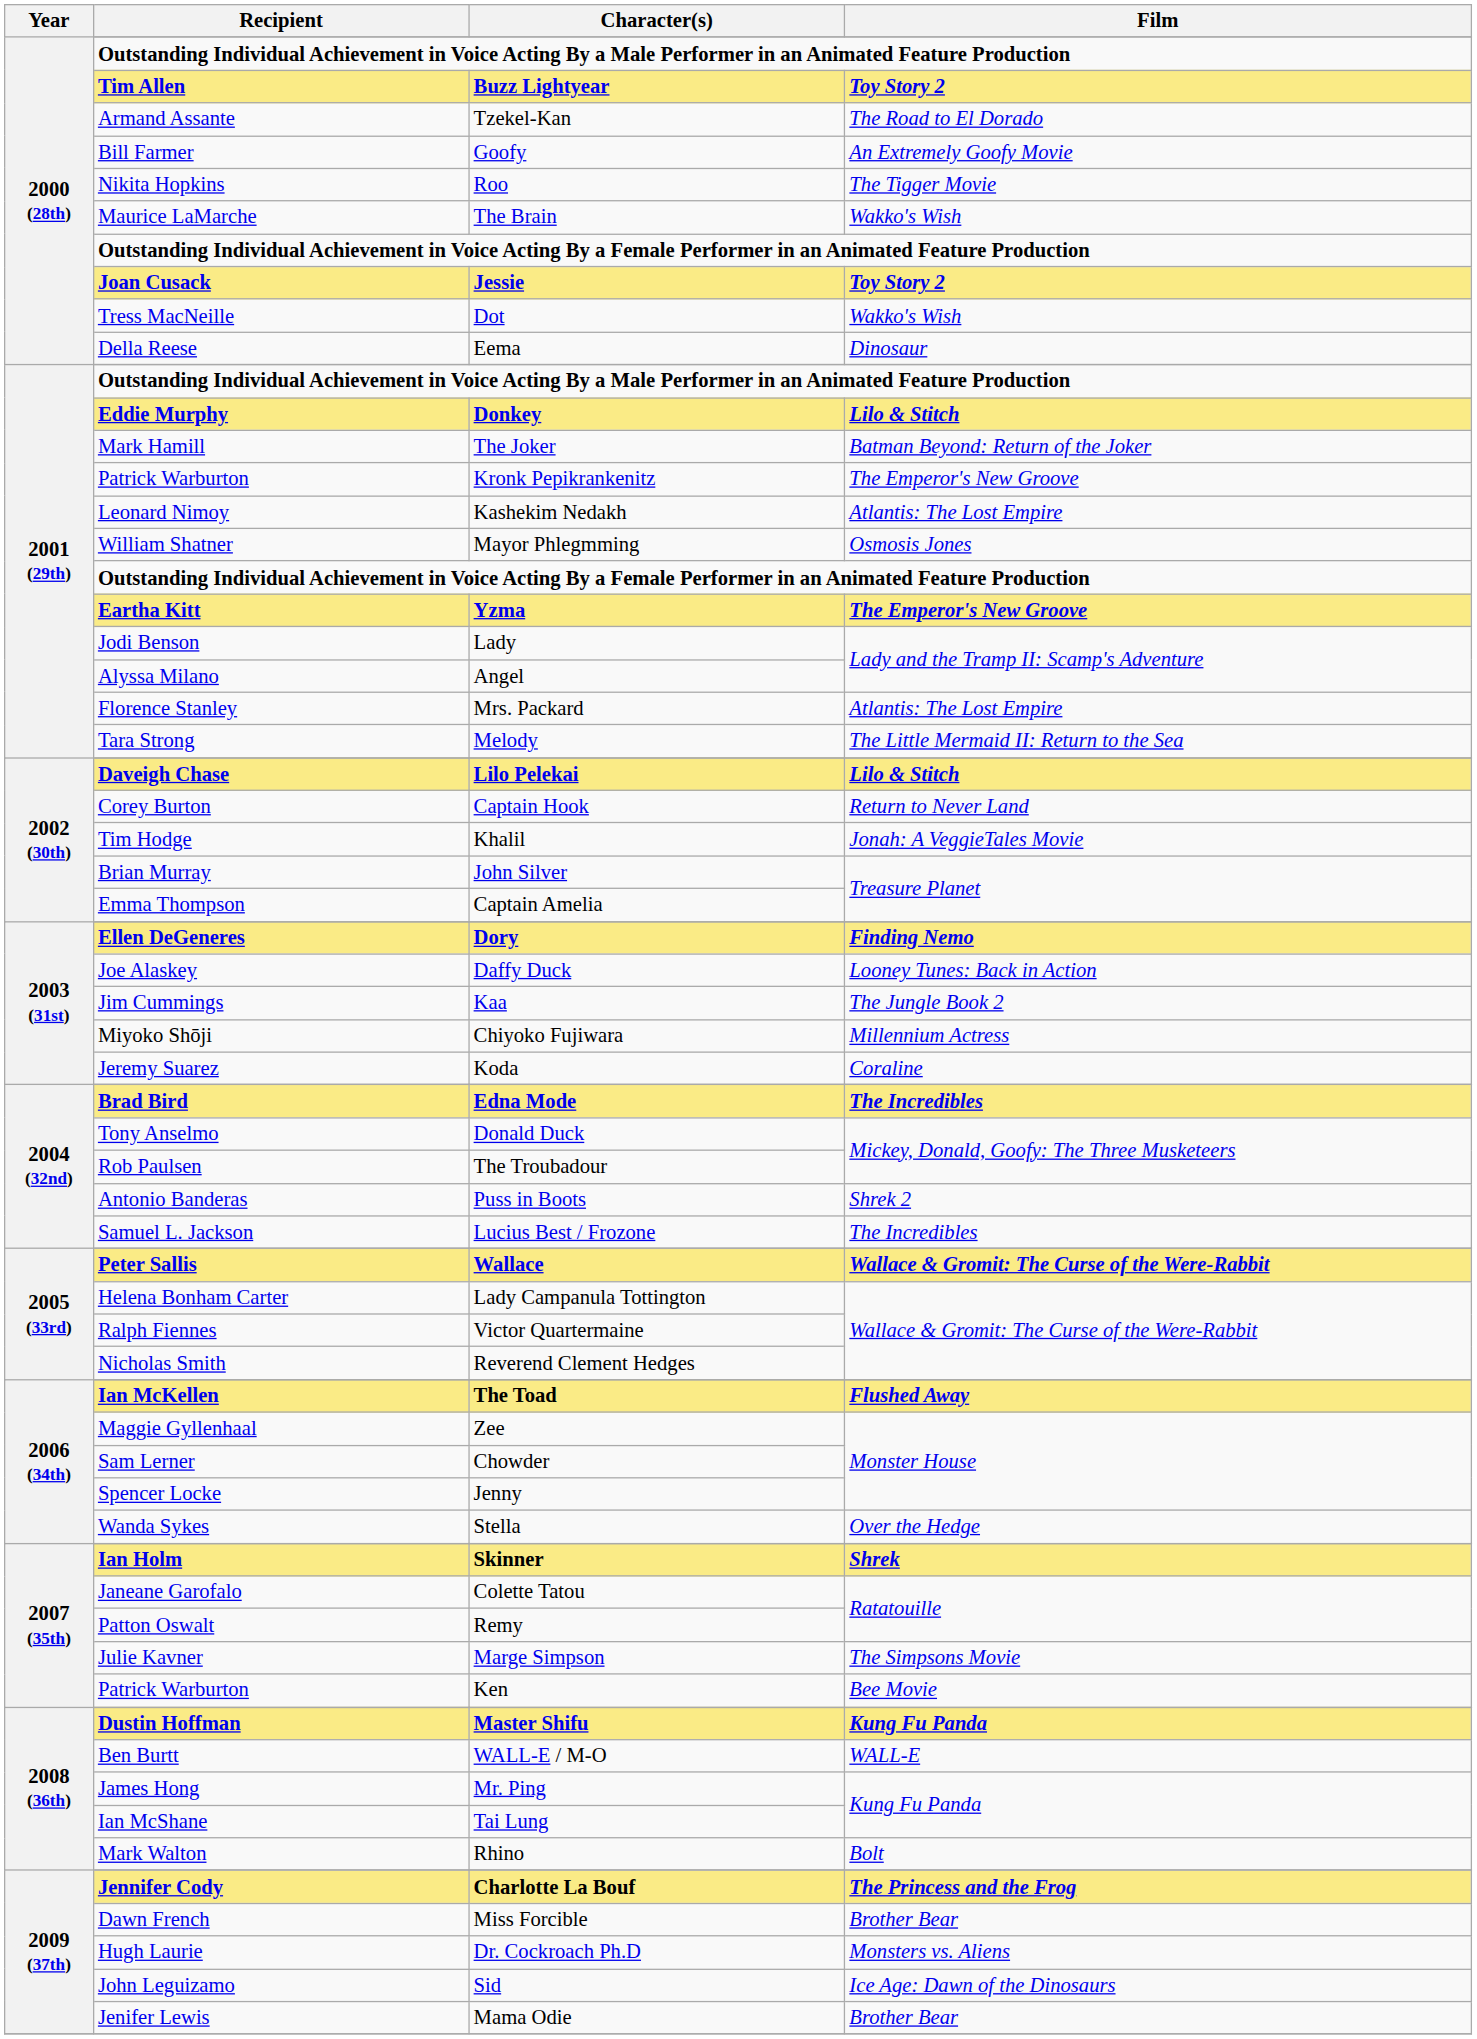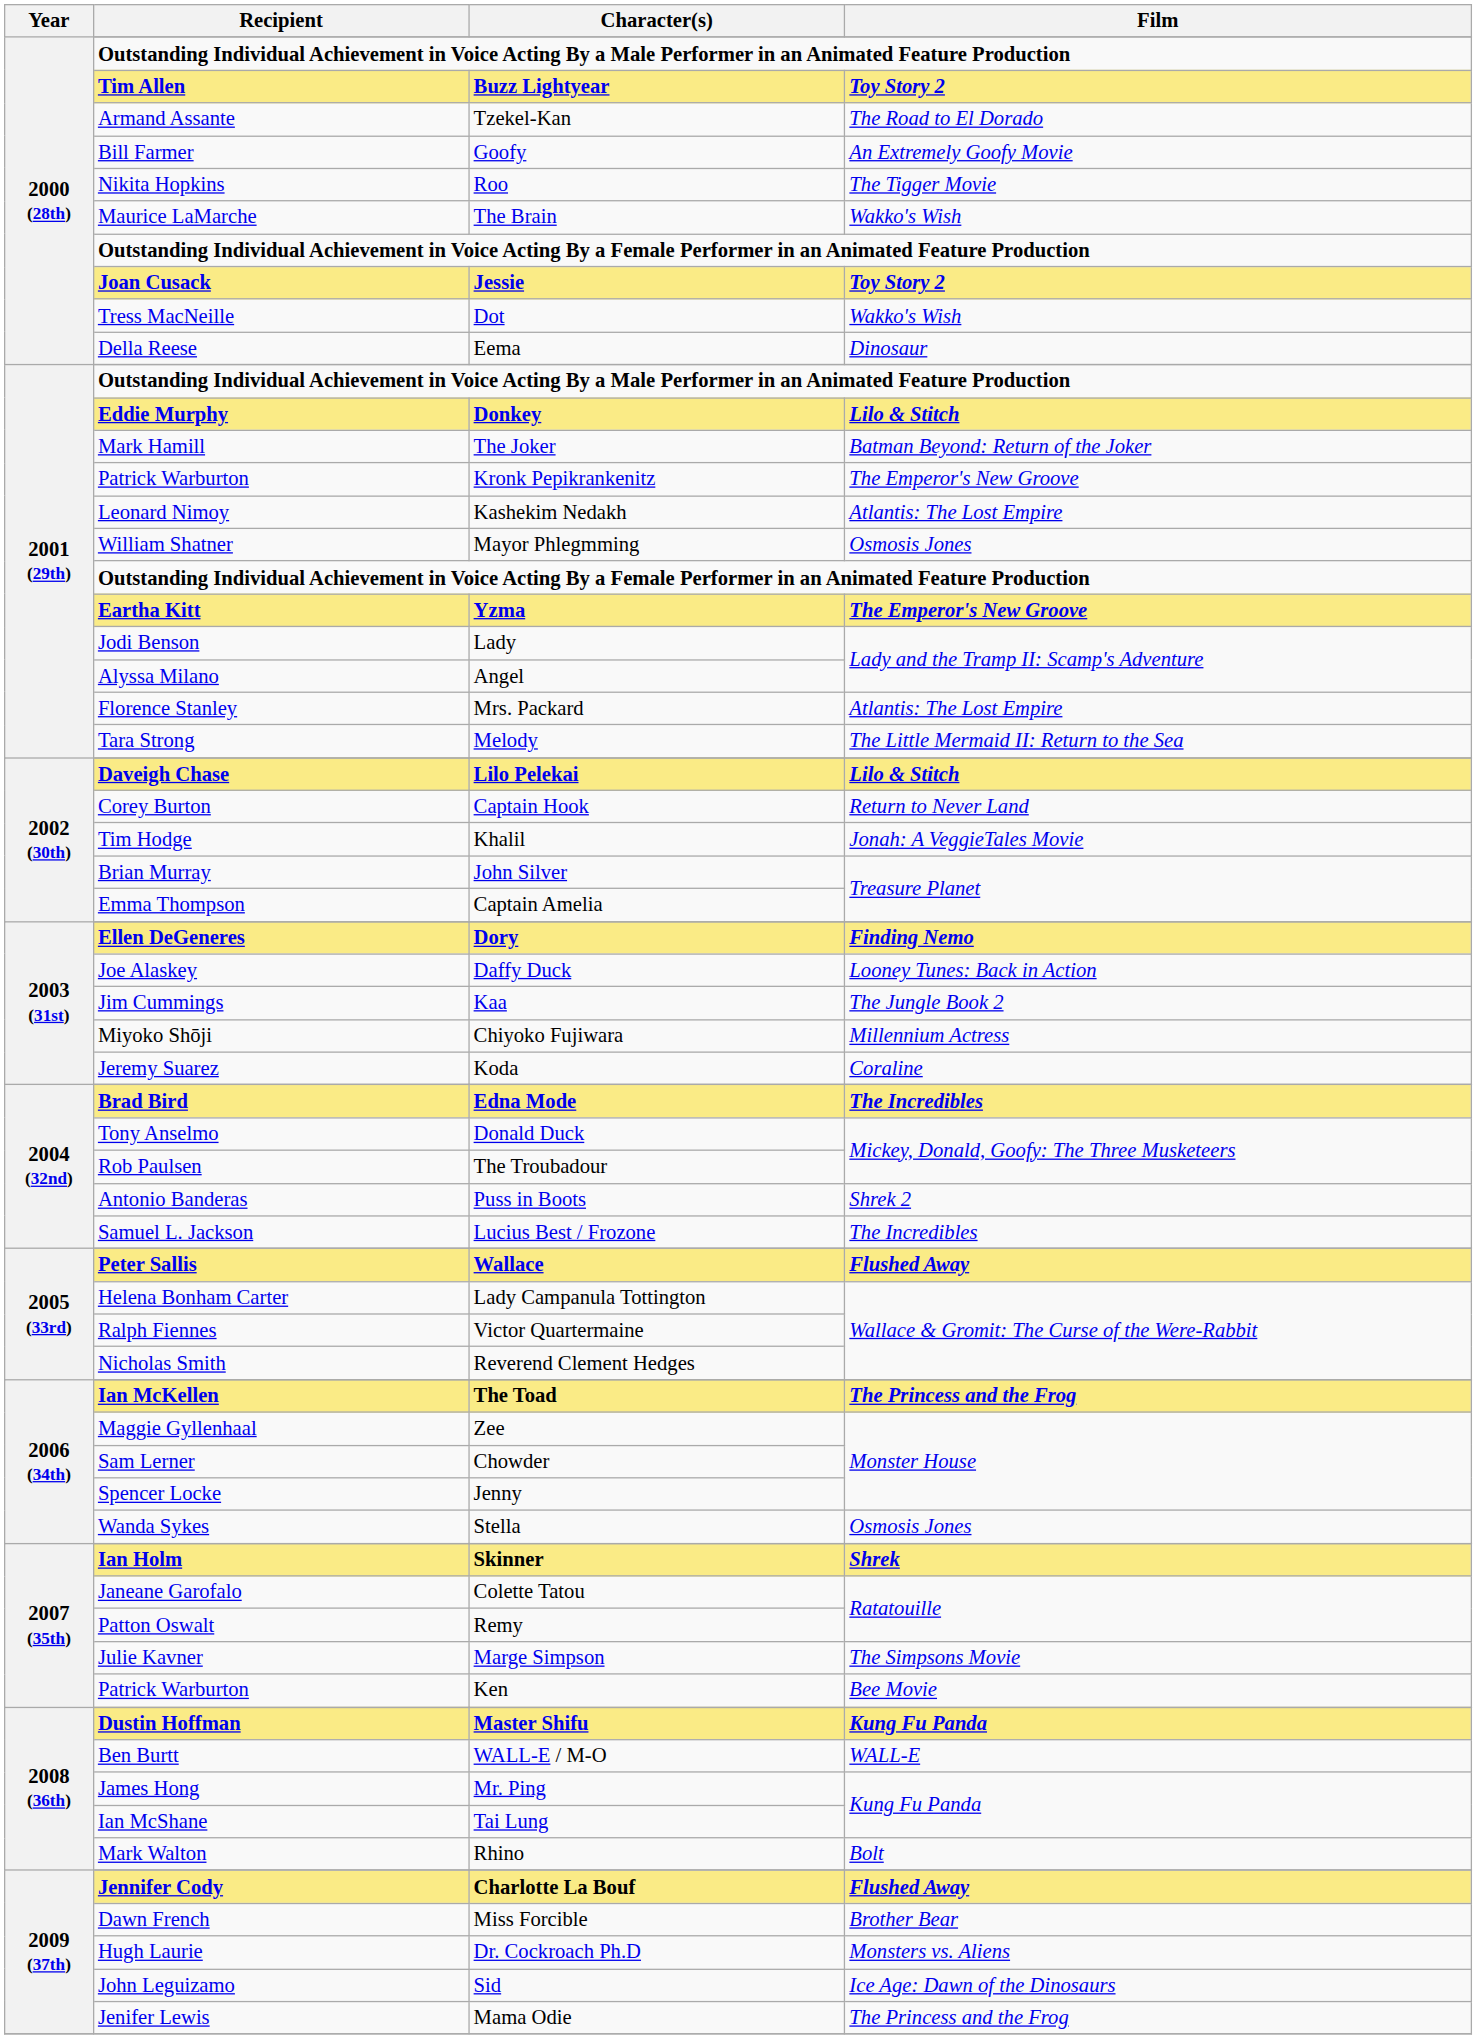(1059, 1264) Wallace & Gromit: The Curse of the Were-Rabbit -> (909, 1264) Flushed Away
(909, 1395) Flushed Away -> (963, 1395) The Princess and the Frog
(915, 1526) Over the Hedge -> (910, 1526) Osmosis Jones
(963, 1886) The Princess and the Frog -> (909, 1886) Flushed Away
(904, 2017) Brother Bear -> (959, 2017) The Princess and the Frog
